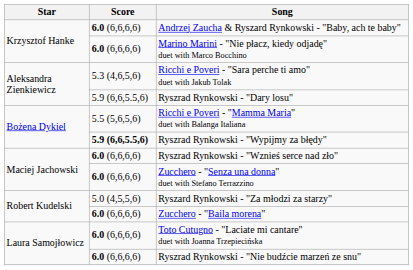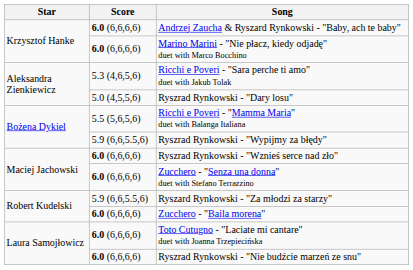(120, 97) 5.9 (6,6,5.5,6) -> (116, 97) 5.0 (4,5,5,6)
(120, 140) bold -> (120, 140) normal
(116, 198) 5.0 (4,5,5,6) -> (120, 198) 5.9 (6,6,5.5,6)
